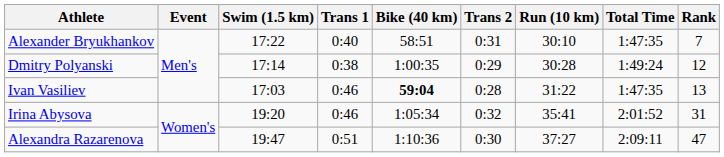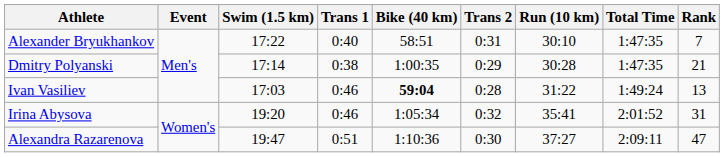(640, 66) 1:49:24 -> (640, 66) 1:47:35
(699, 66) 12 -> (699, 66) 21
(640, 90) 1:47:35 -> (640, 90) 1:49:24
